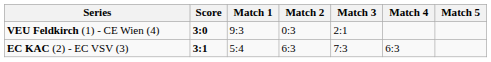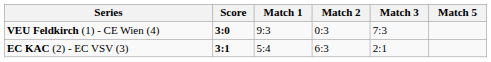- column: (409, 13)
(340, 30) 2:1 -> (380, 30) 7:3
(340, 48) 7:3 -> (380, 48) 2:1
